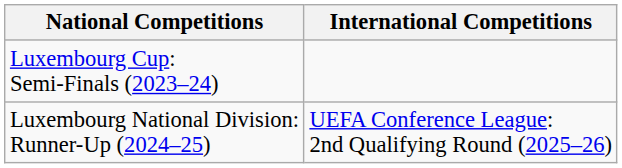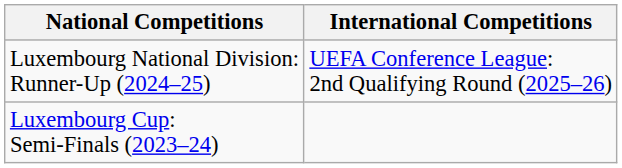rows swapped: (154, 132) <-> (114, 70)
